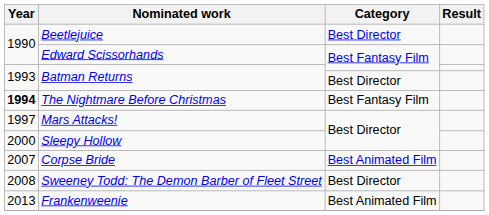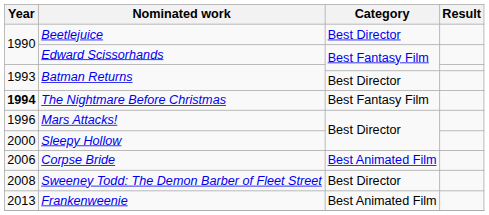(21, 120) 1997 -> (21, 120) 1996
(21, 160) 2007 -> (21, 160) 2006
